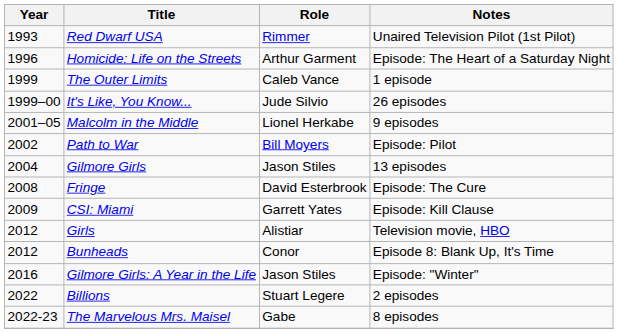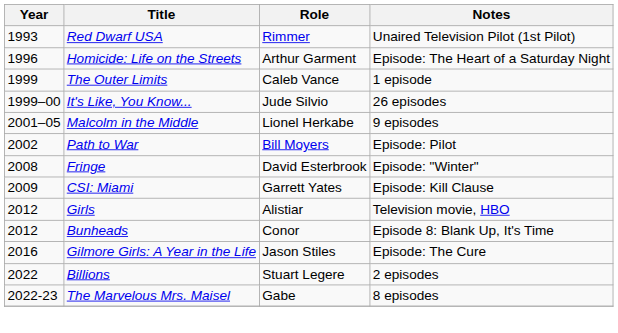- row: (106, 166)
(429, 187) Episode: The Cure -> (426, 166) Episode: "Winter"
(426, 274) Episode: "Winter" -> (429, 252) Episode: The Cure
